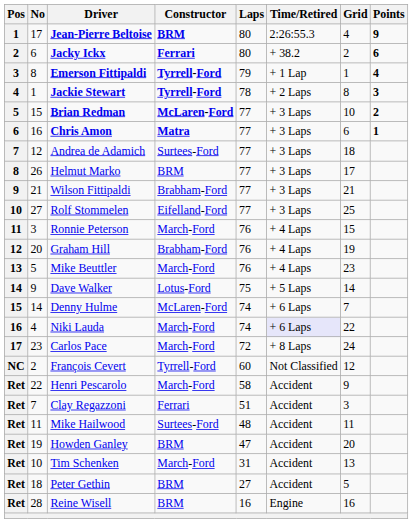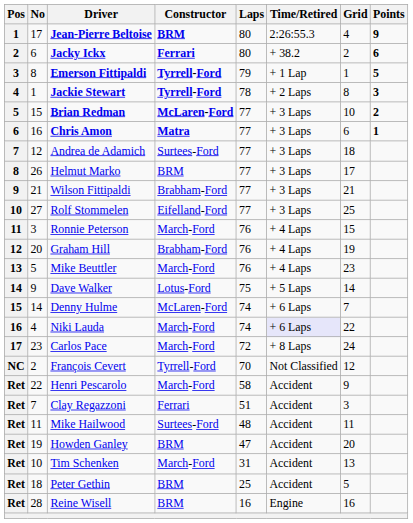(376, 73) 4 -> (376, 73) 5
(245, 366) 60 -> (245, 366) 70
(245, 483) 27 -> (245, 483) 25
